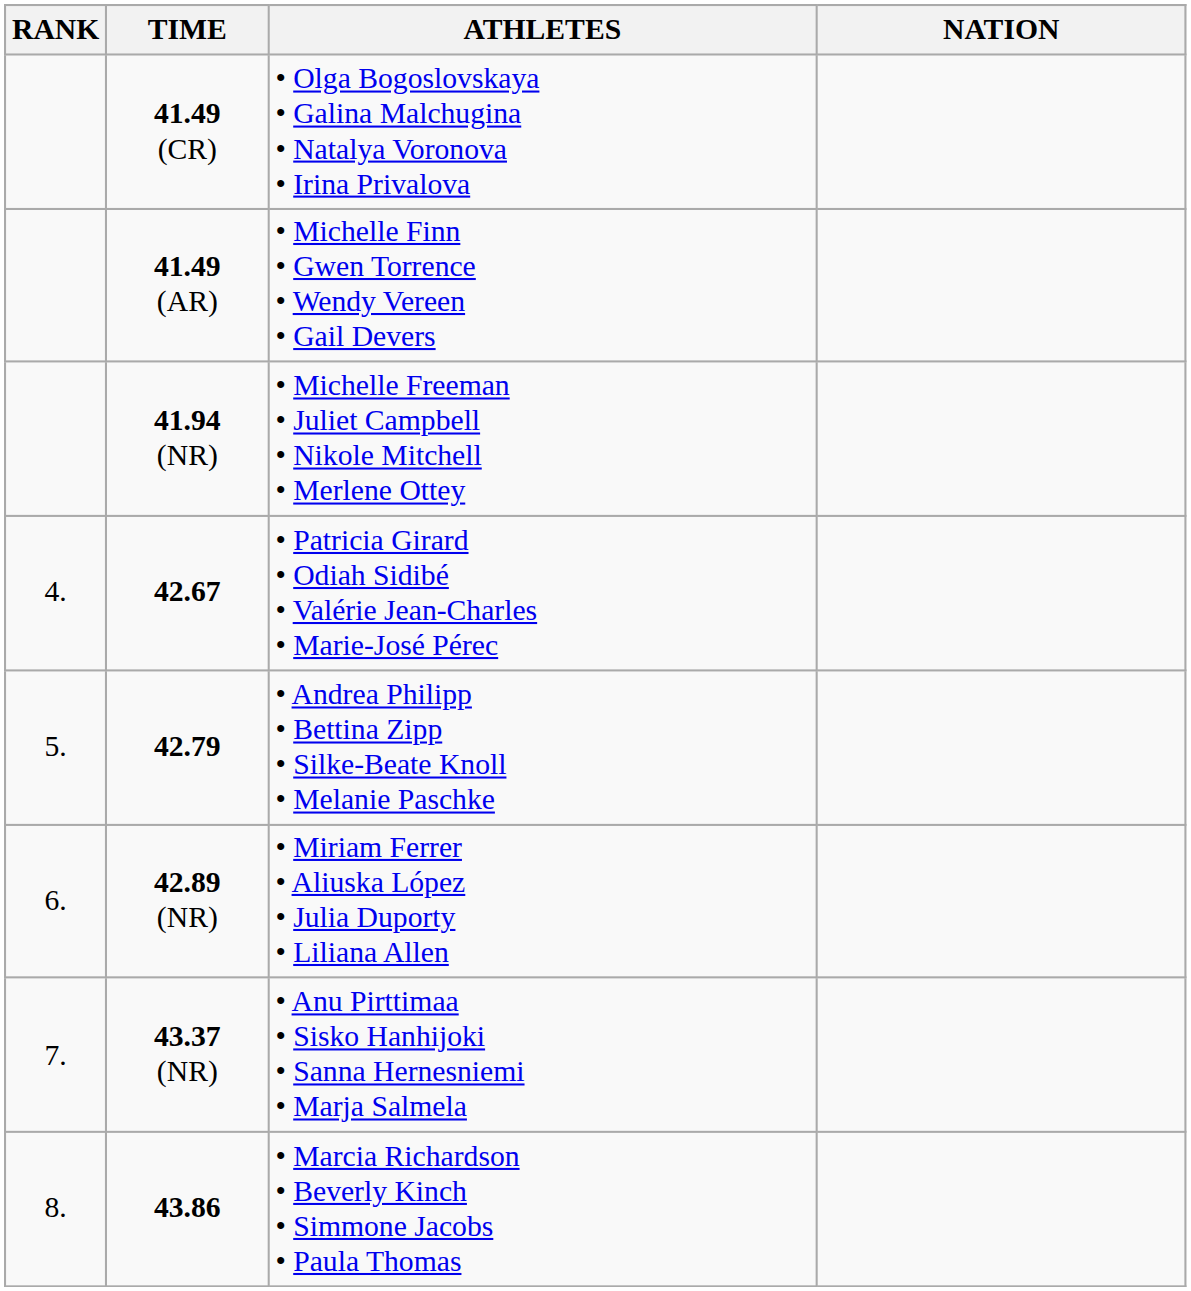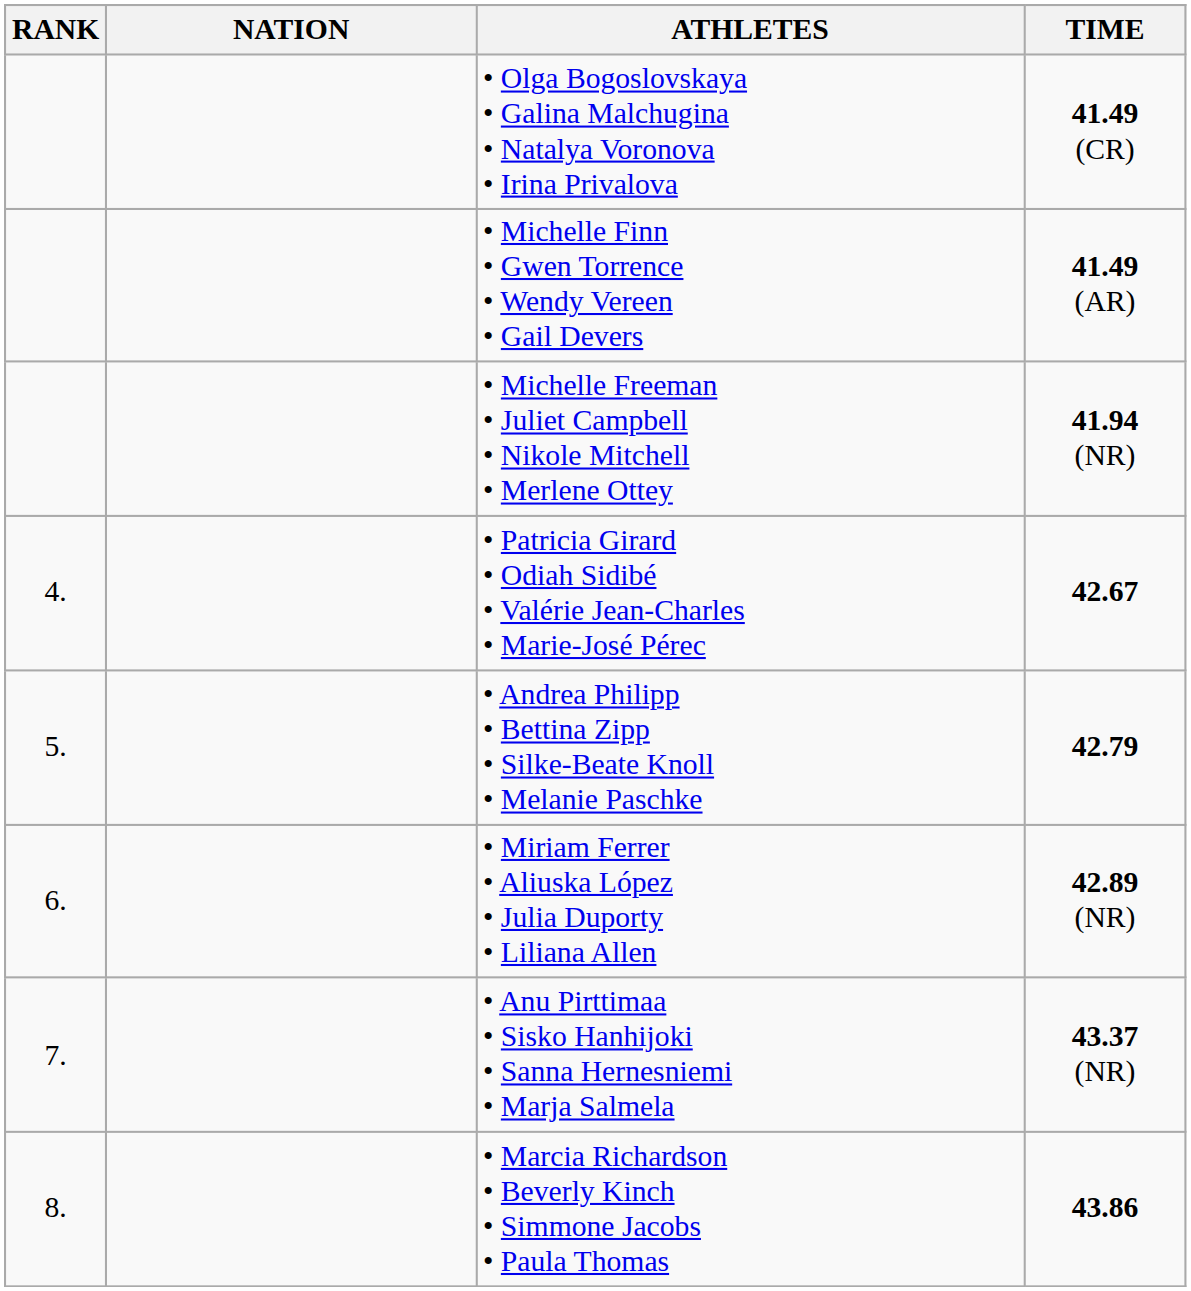columns swapped: (1001, 29) <-> (187, 29)
